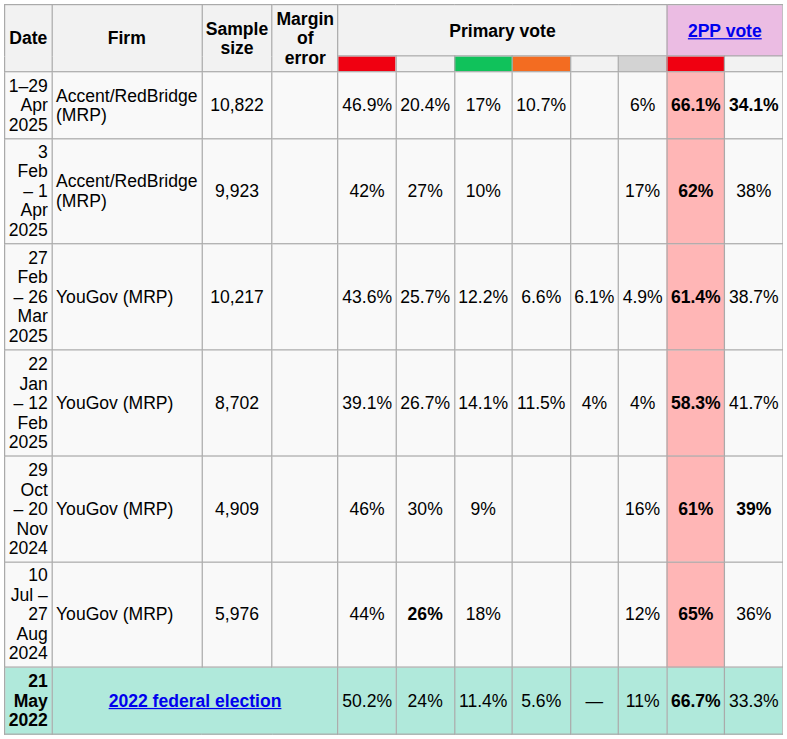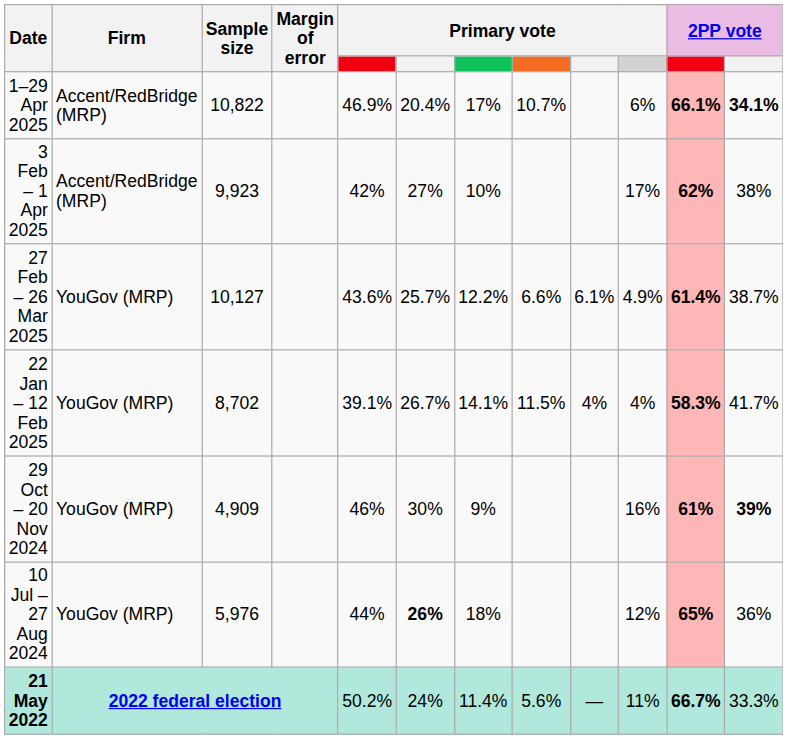(237, 297) 10,217 -> (237, 297) 10,127
